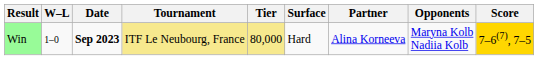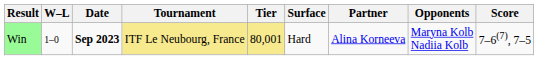(266, 38) 80,000 -> (266, 38) 80,001
(505, 38) gold background -> (505, 38) no background
